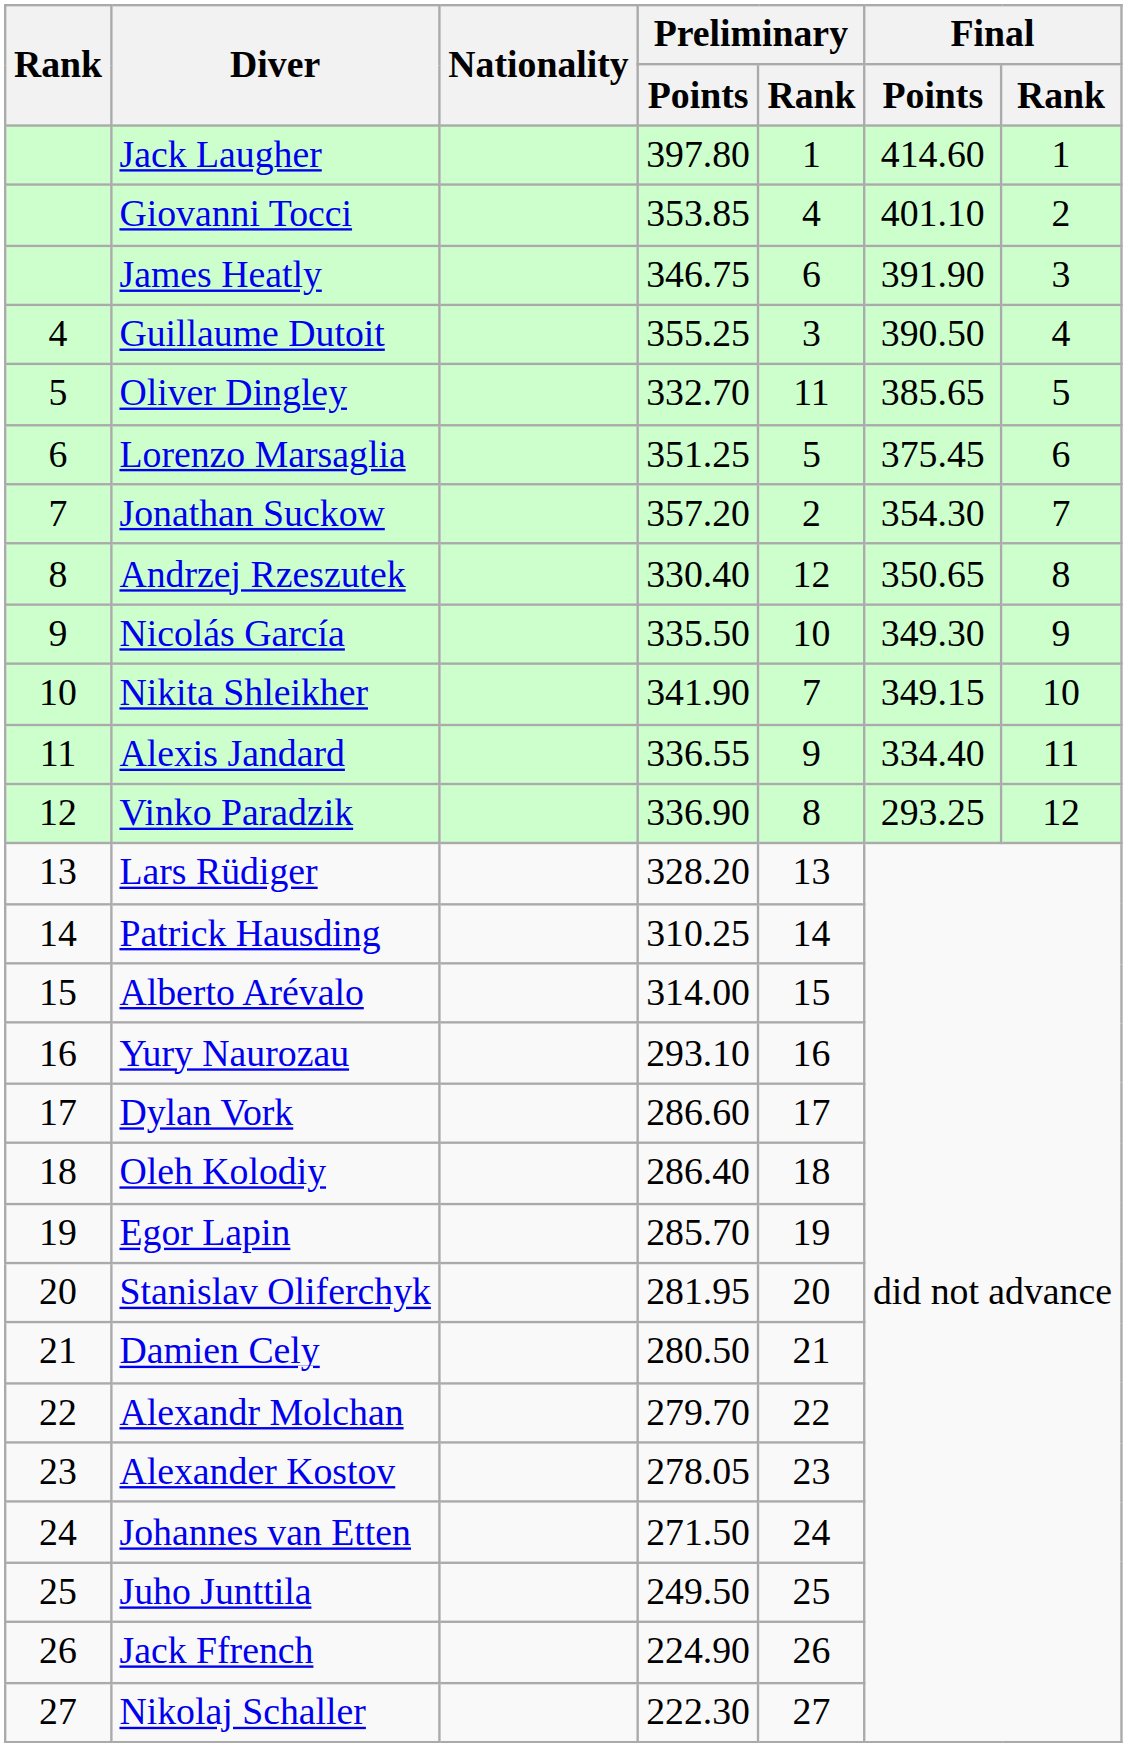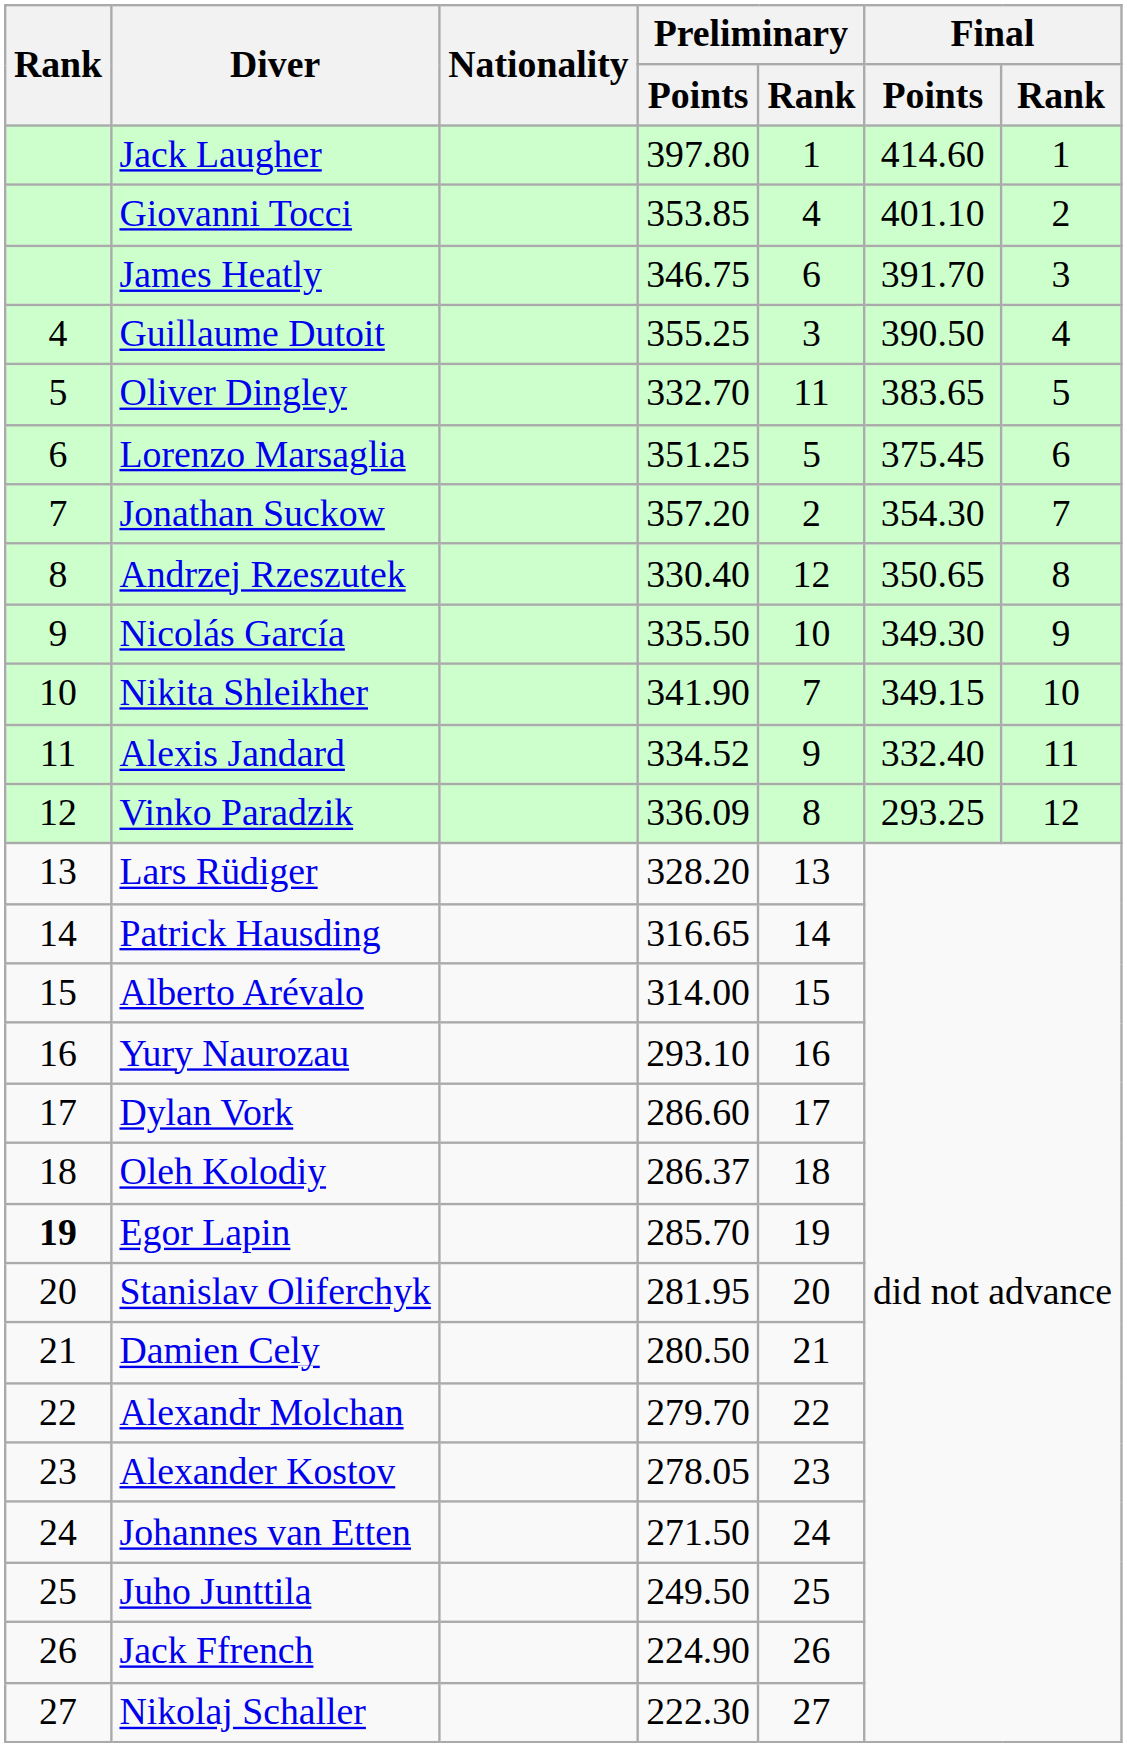(933, 273) 391.90 -> (933, 273) 391.70
(933, 393) 385.65 -> (933, 393) 383.65
(698, 753) 336.55 -> (698, 753) 334.52
(933, 753) 334.40 -> (933, 753) 332.40
(698, 812) 336.90 -> (698, 812) 336.09
(698, 932) 310.25 -> (698, 932) 316.65
(698, 1172) 286.40 -> (698, 1172) 286.37
(58, 1232) normal -> (58, 1232) bold
